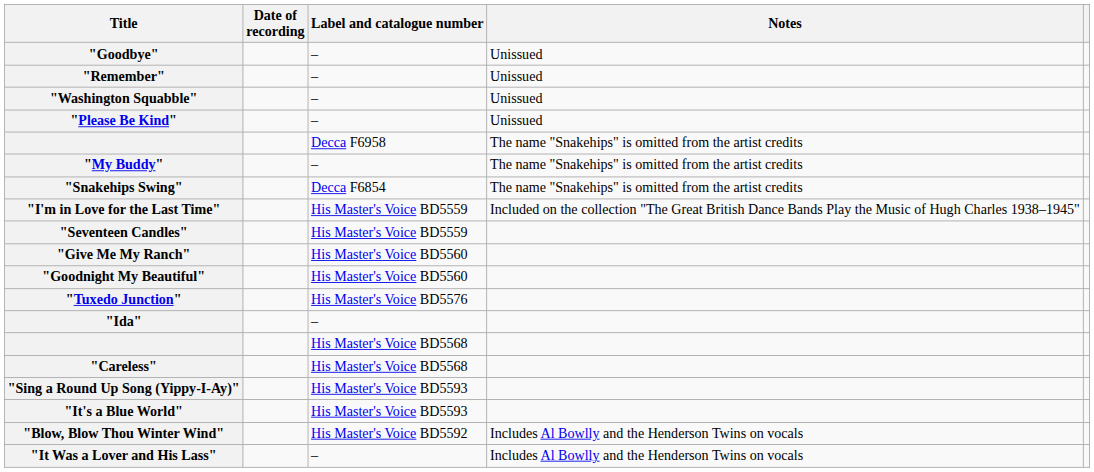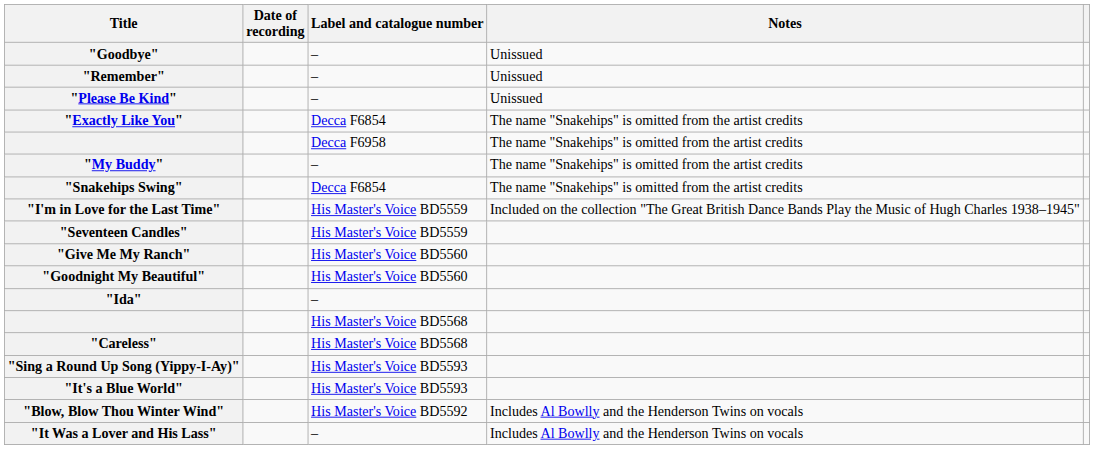- row: (124, 98)
+ row: (124, 120)
- row: (124, 299)
